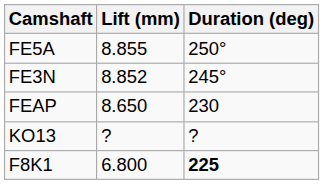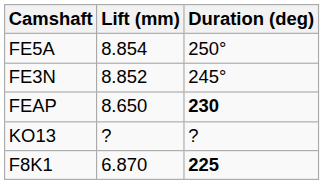(124, 48) 8.855 -> (124, 48) 8.854
(204, 106) normal -> (204, 106) bold
(124, 164) 6.800 -> (124, 164) 6.870
